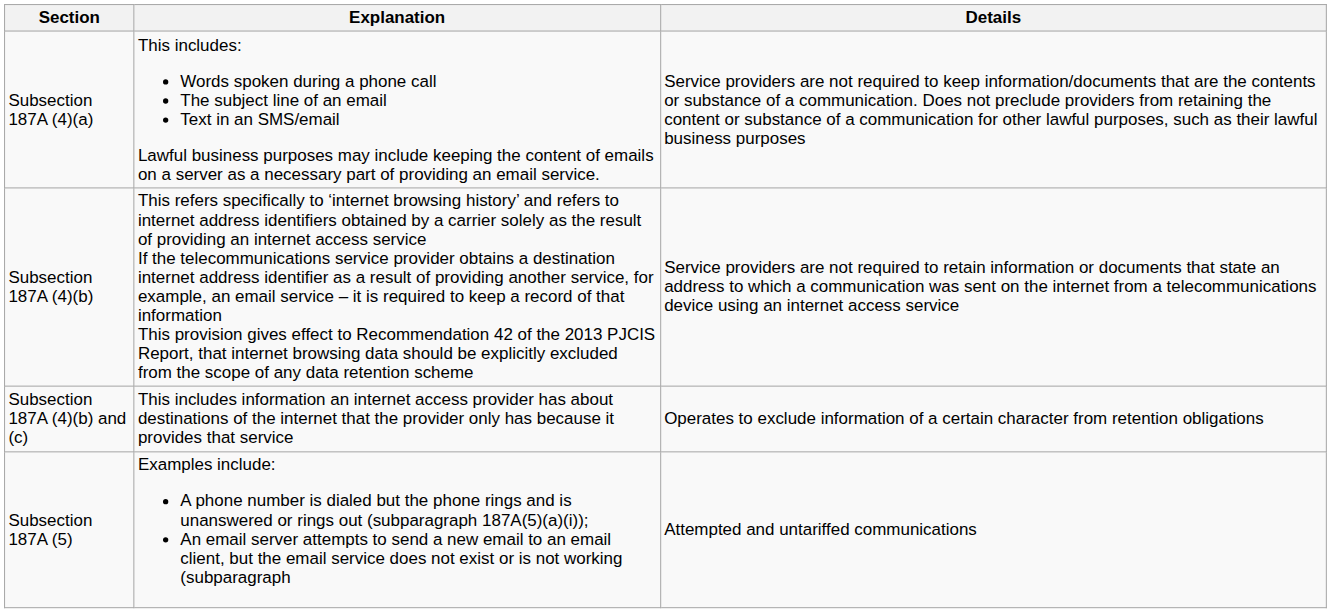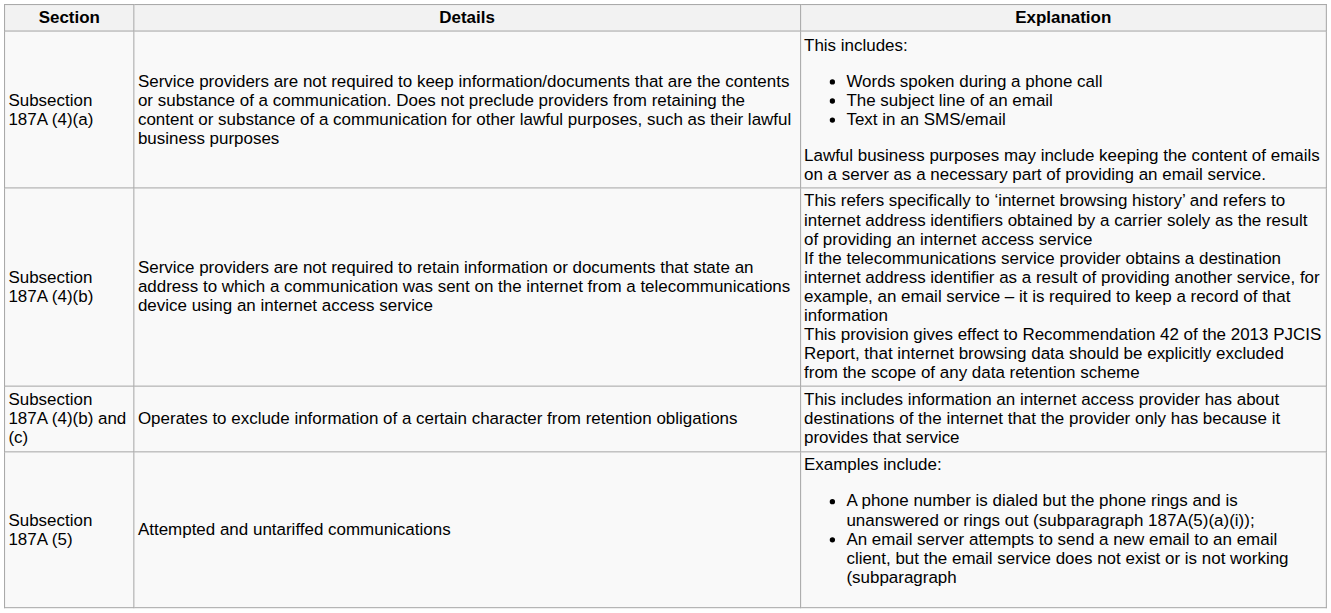columns swapped: (993, 17) <-> (397, 17)
